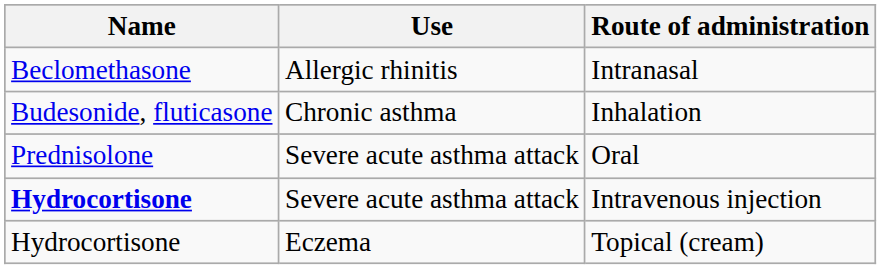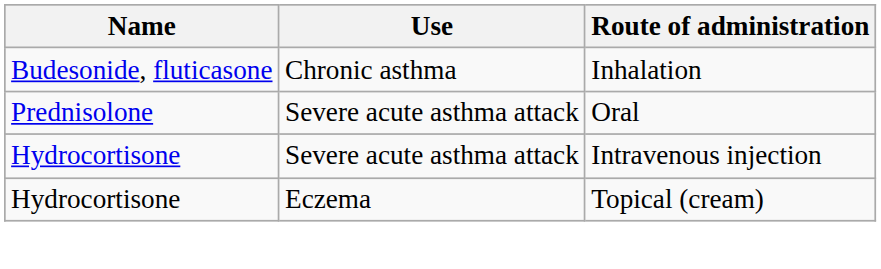- row: (645, 69)
(102, 198) bold -> (96, 155) normal
